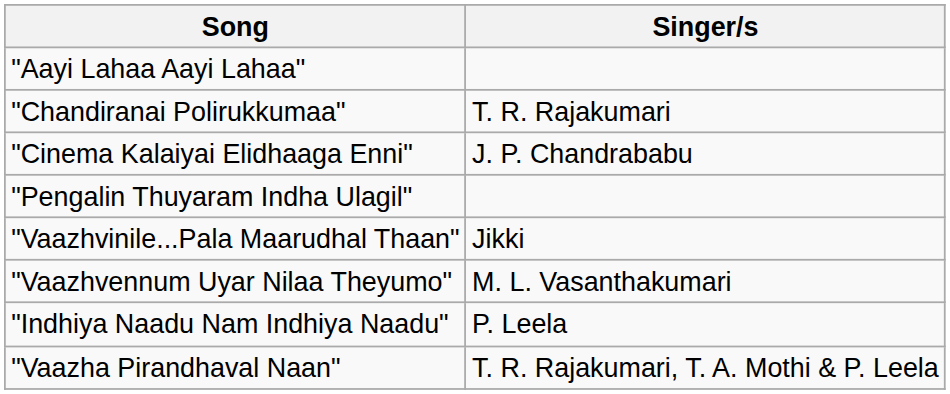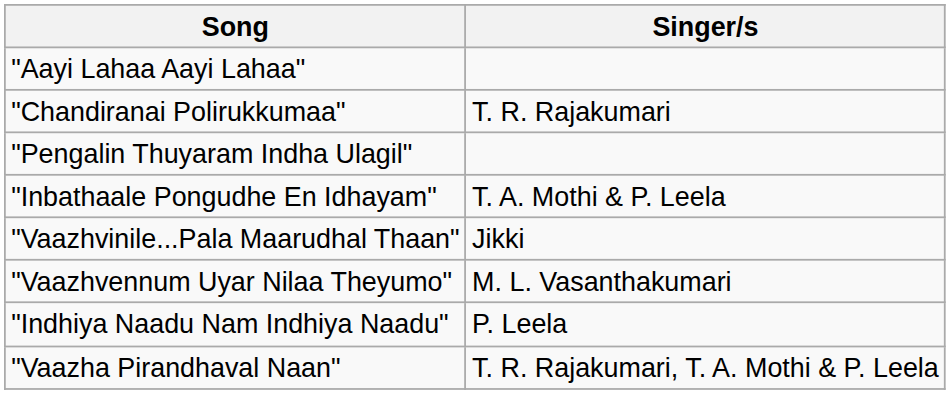- row: (212, 154)
+ row: (224, 197)
